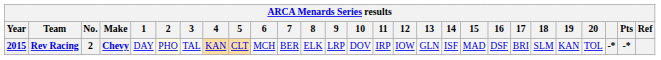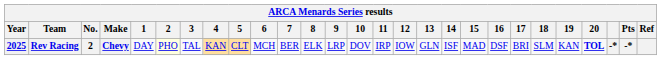(16, 46) 2015 -> (16, 46) 2025
(593, 46) normal -> (594, 46) bold
